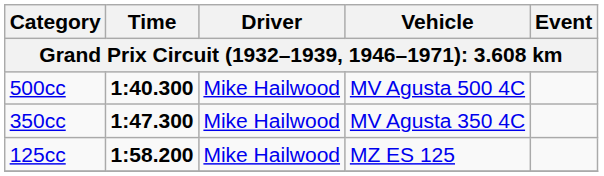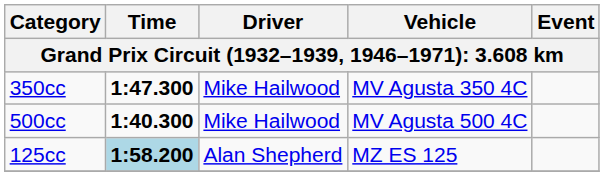rows swapped: (38, 88) <-> (38, 121)
(152, 155) no background -> (152, 155) lightblue background
(272, 155) Mike Hailwood -> (273, 155) Alan Shepherd
